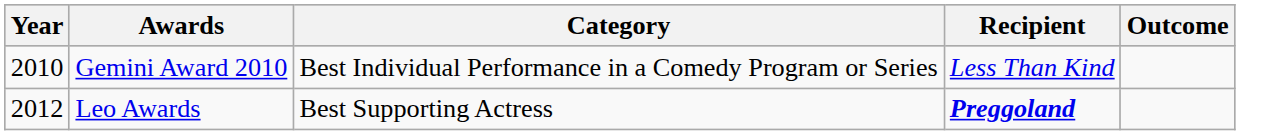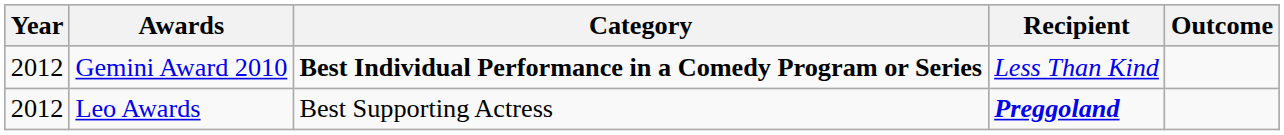(37, 66) 2010 -> (37, 66) 2012
(619, 66) normal -> (641, 66) bold
